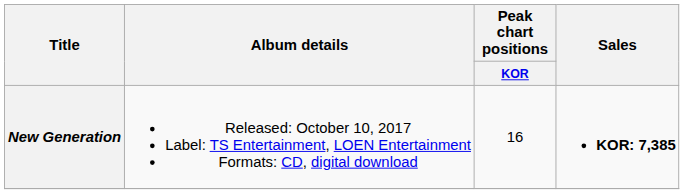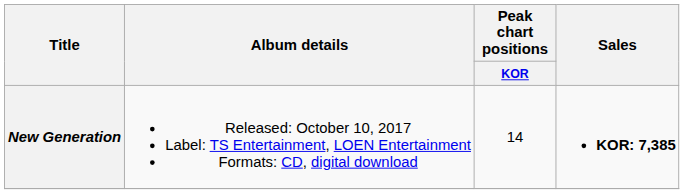(515, 136) 16 -> (515, 136) 14
